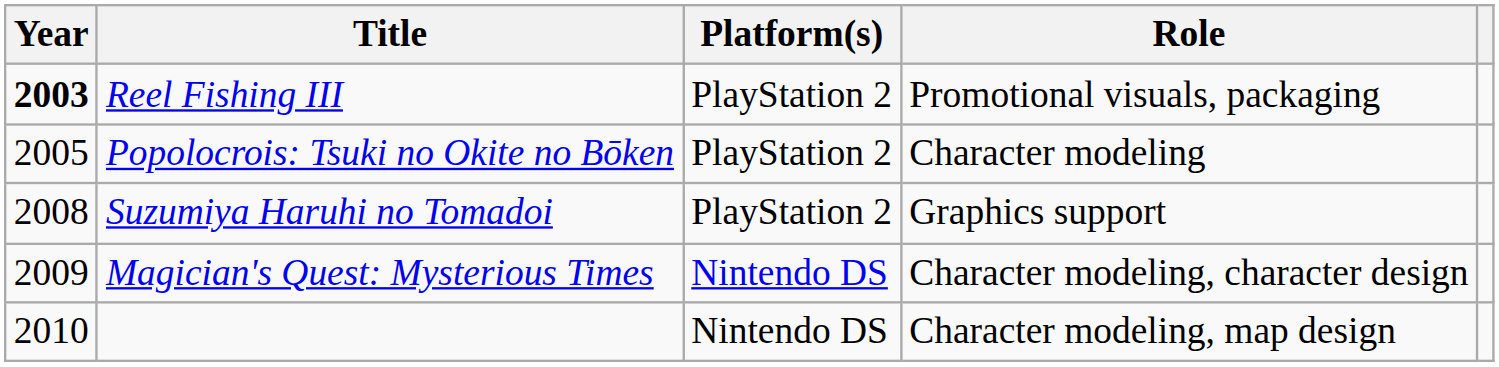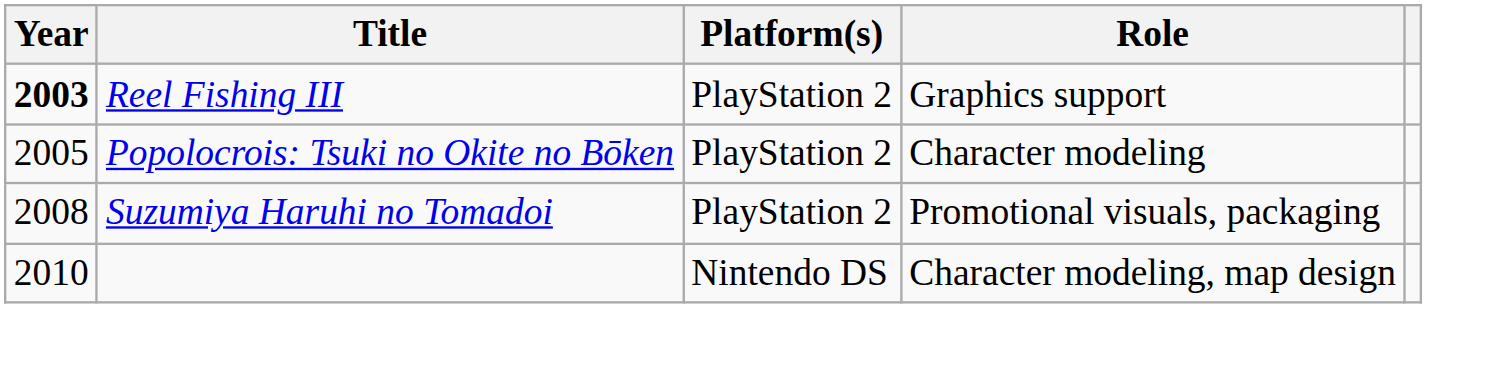(1145, 93) Promotional visuals, packaging -> (1038, 93) Graphics support
(1038, 212) Graphics support -> (1145, 212) Promotional visuals, packaging
- row: (380, 271)
